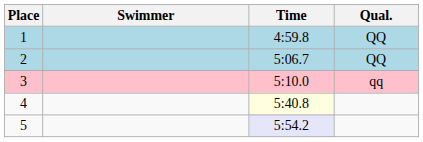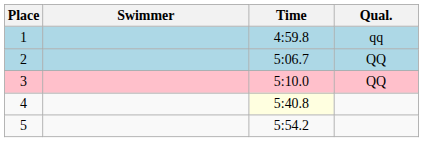(376, 37) QQ -> (376, 37) qq
(376, 81) qq -> (376, 81) QQ
(291, 125) lavender background -> (291, 125) no background
